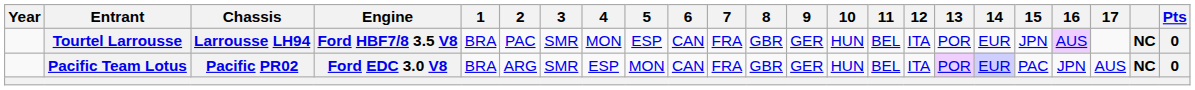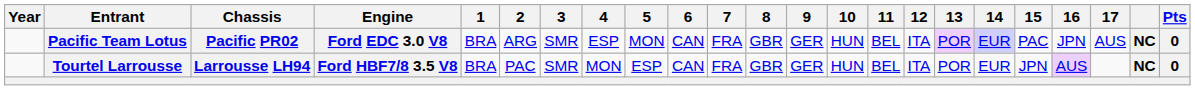rows swapped: (117, 40) <-> (117, 65)
